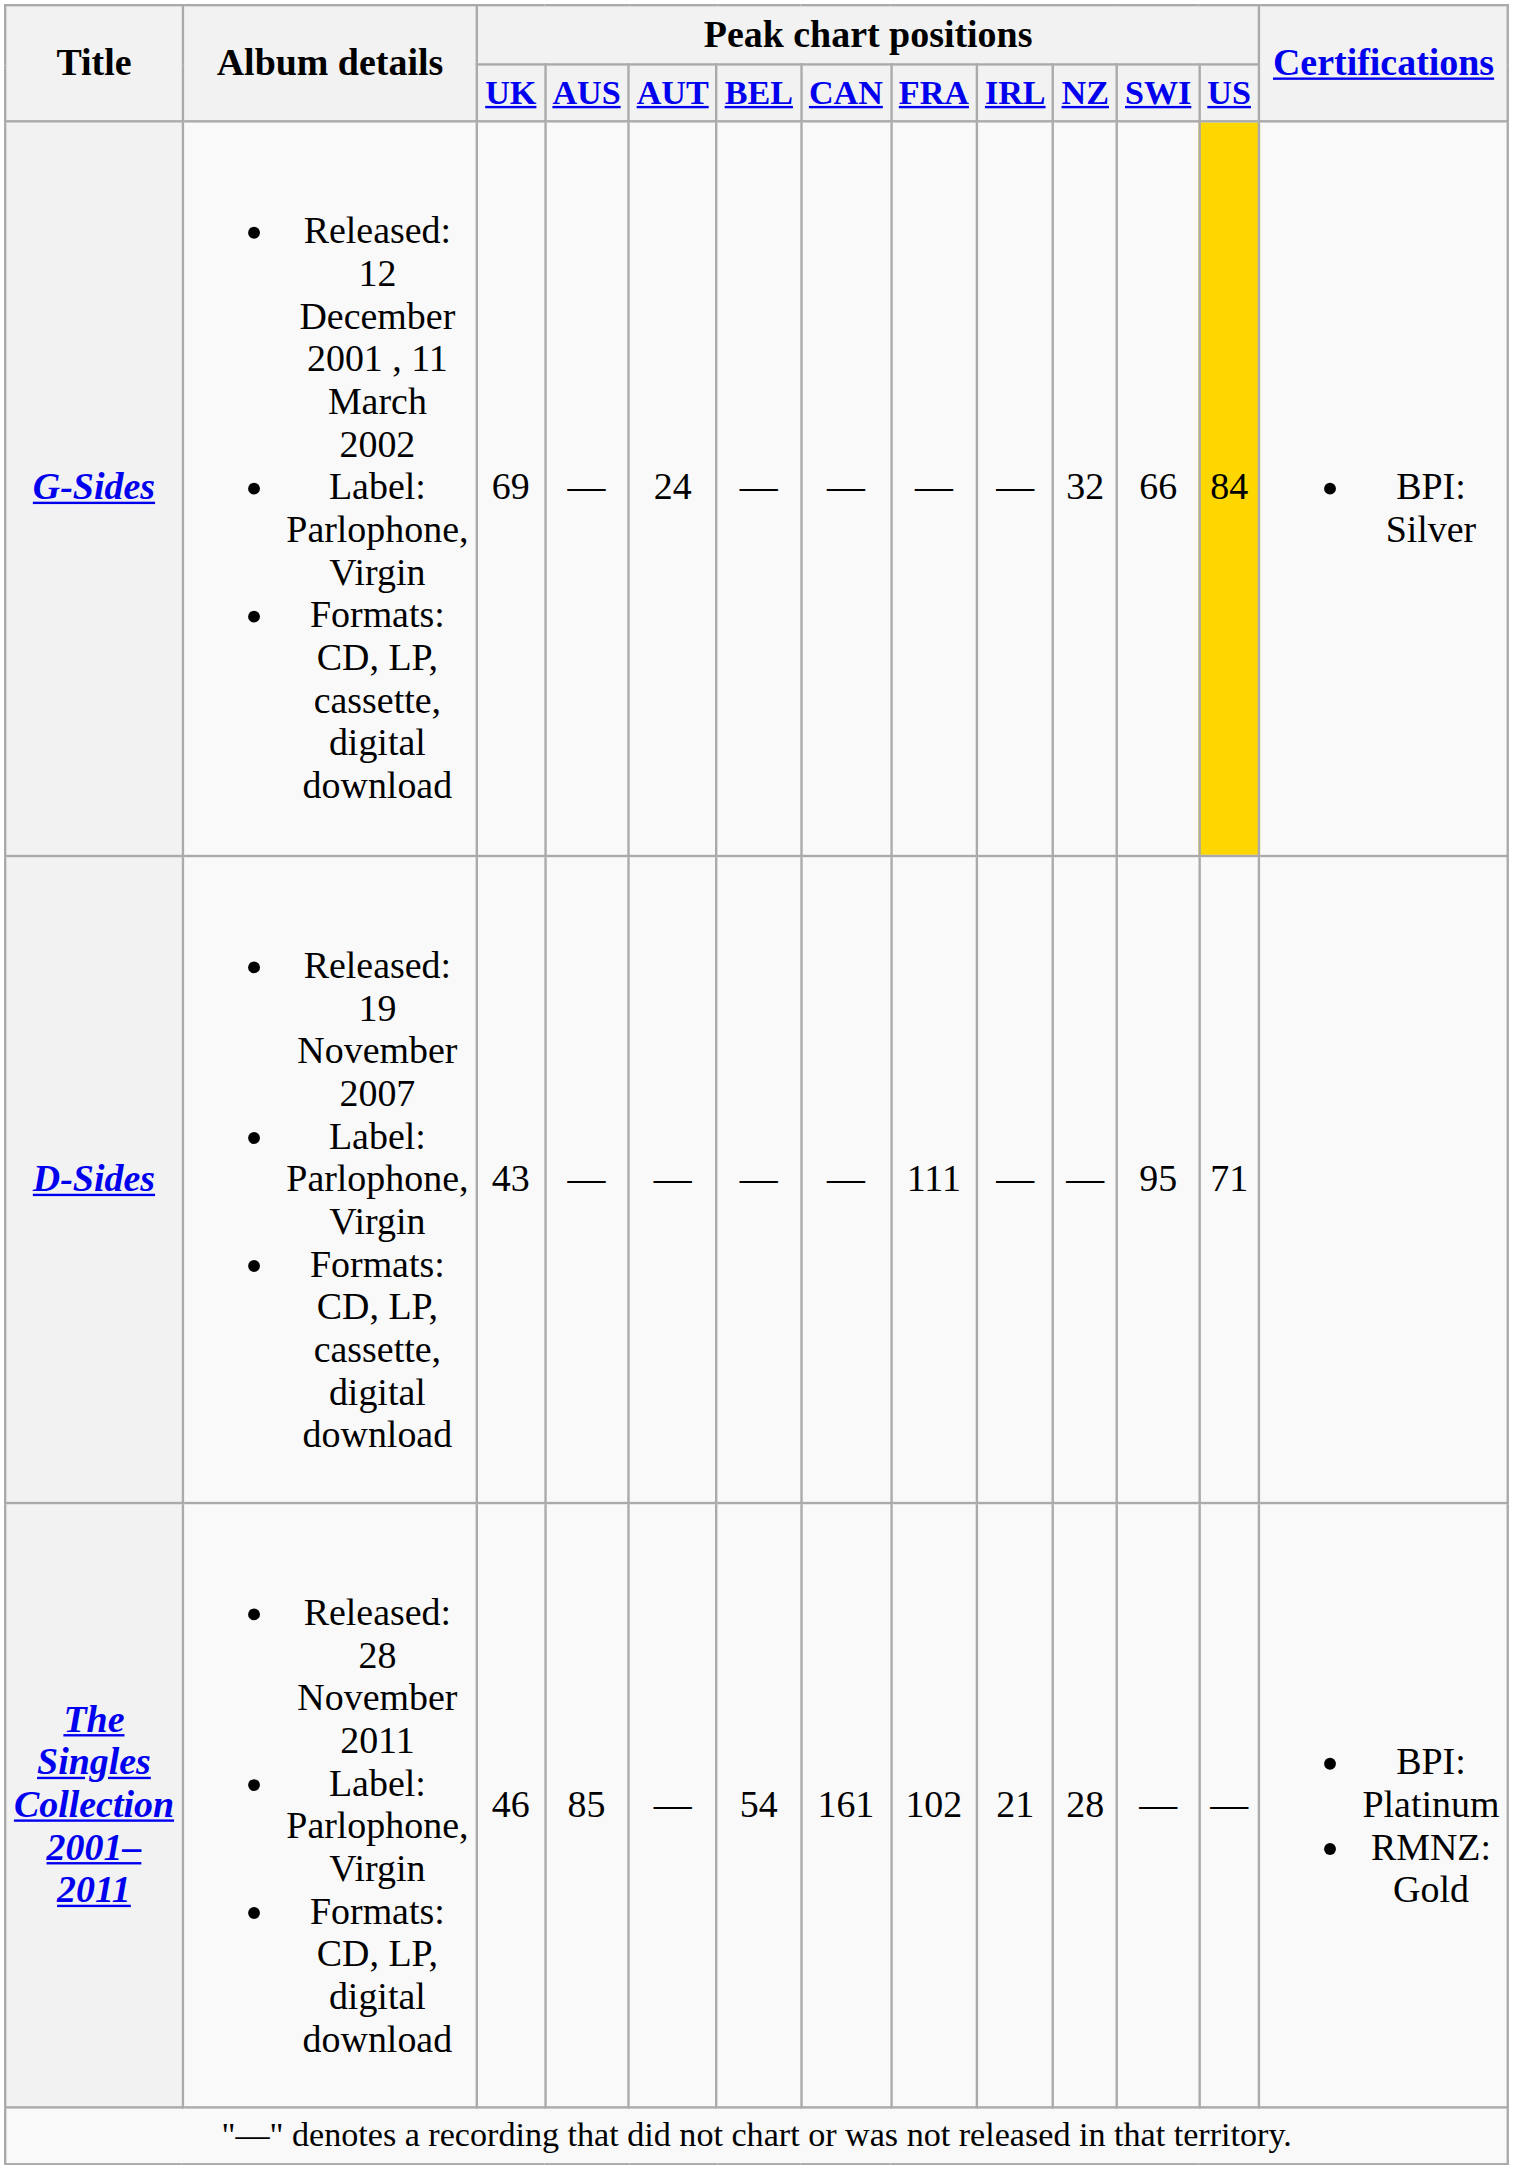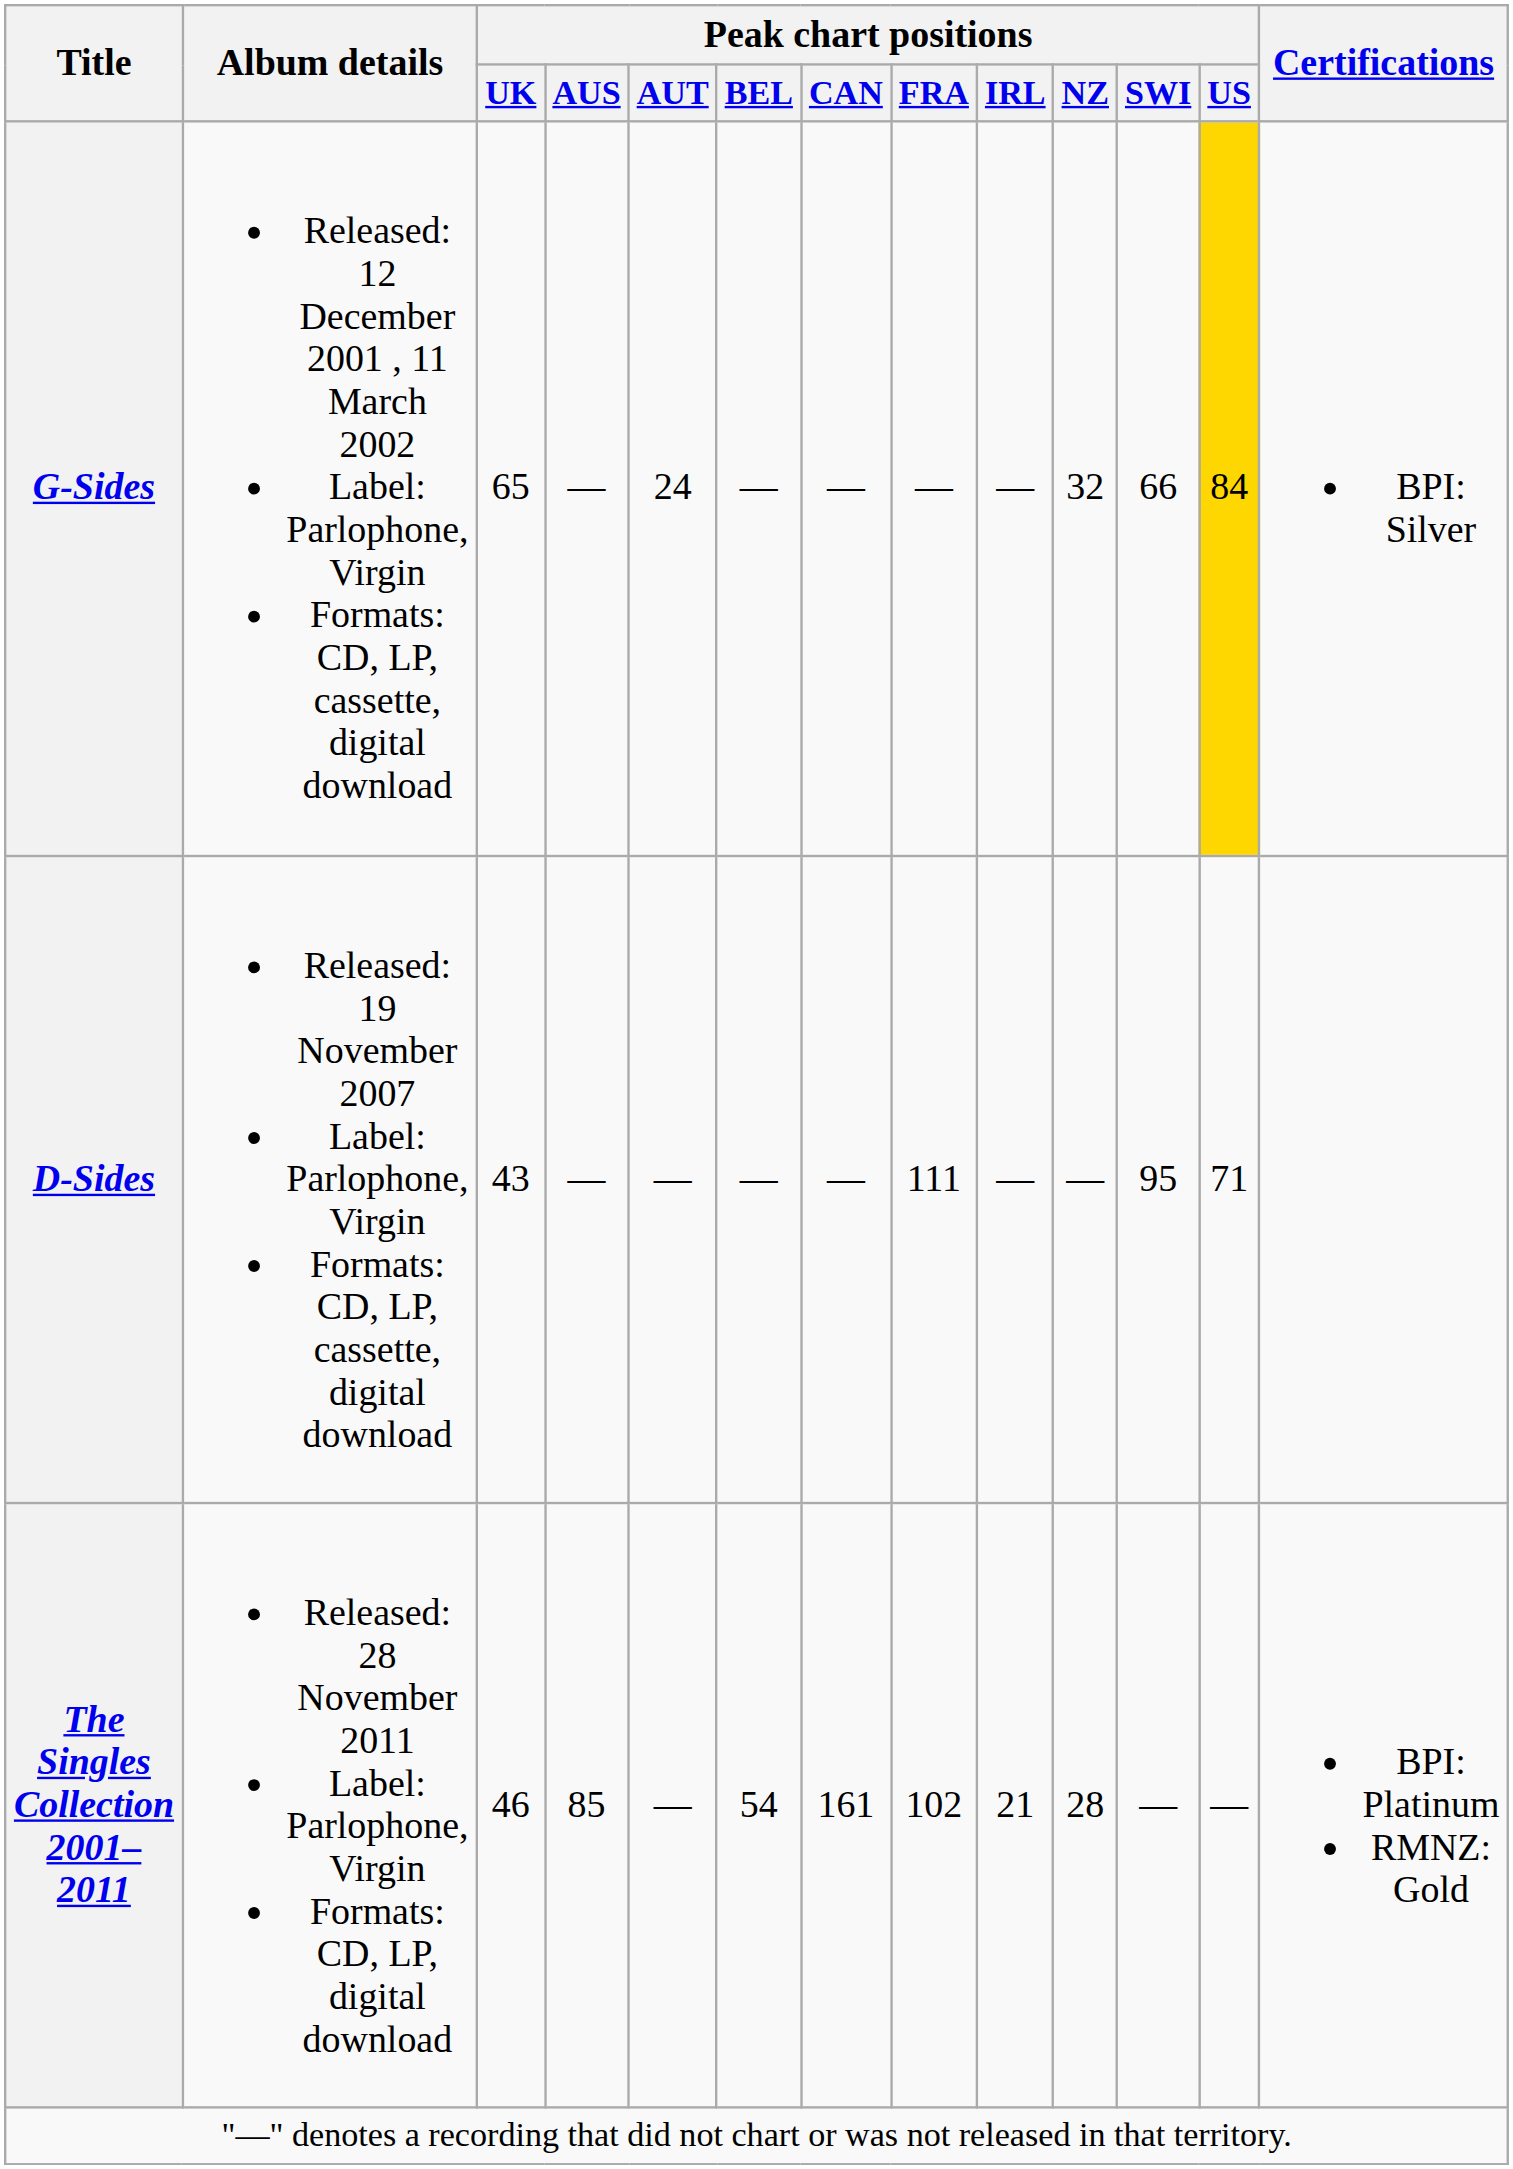(511, 487) 69 -> (511, 487) 65
